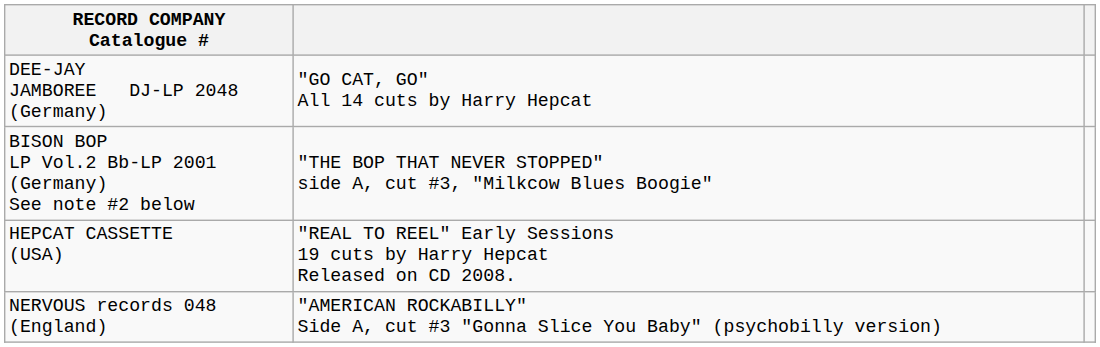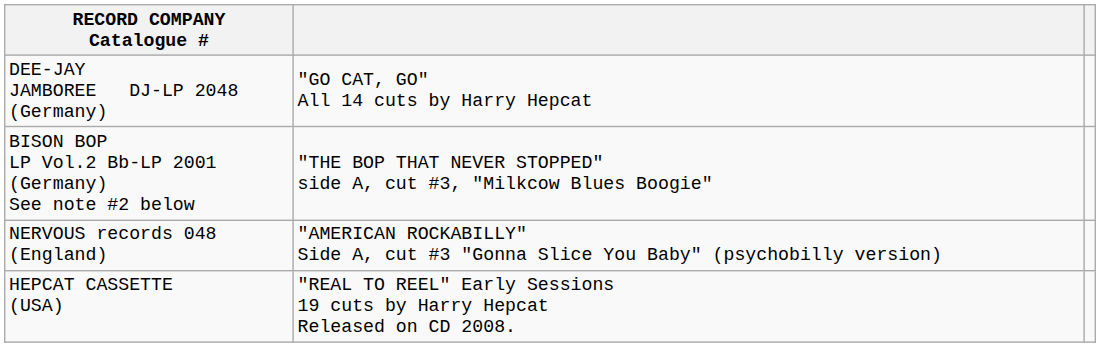rows swapped: (113, 317) <-> (91, 245)
